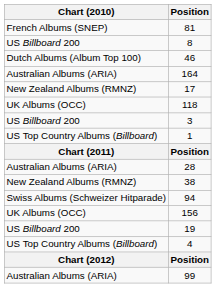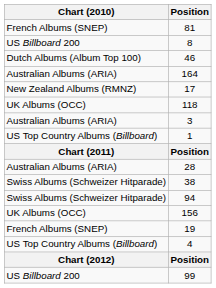(43, 120) US Billboard 200 -> (62, 120) Australian Albums (ARIA)
(71, 182) New Zealand Albums (RMNZ) -> (86, 182) Swiss Albums (Schweizer Hitparade)
(43, 228) US Billboard 200 -> (57, 228) French Albums (SNEP)
(62, 275) Australian Albums (ARIA) -> (43, 275) US Billboard 200
